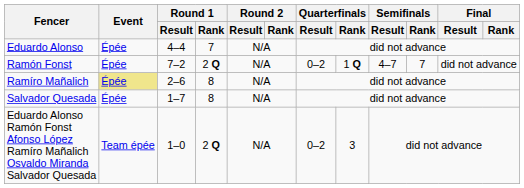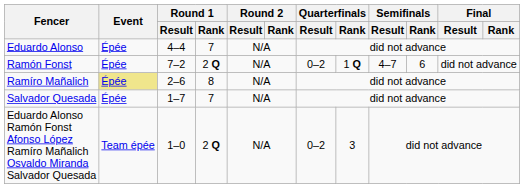(422, 64) 7 -> (422, 64) 6
(211, 99) 8 -> (211, 99) 7
